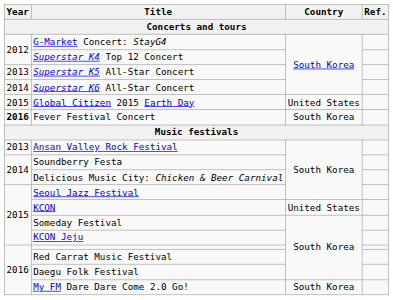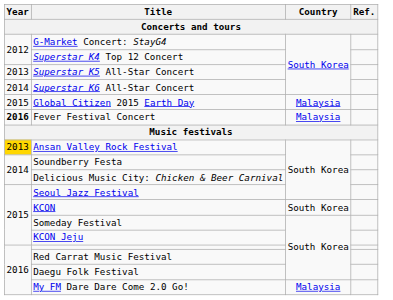(324, 102) United States -> (318, 102) Malaysia
(324, 117) South Korea -> (318, 117) Malaysia
(18, 147) no background -> (18, 147) gold background
(324, 207) United States -> (318, 207) South Korea
(324, 287) South Korea -> (318, 287) Malaysia
